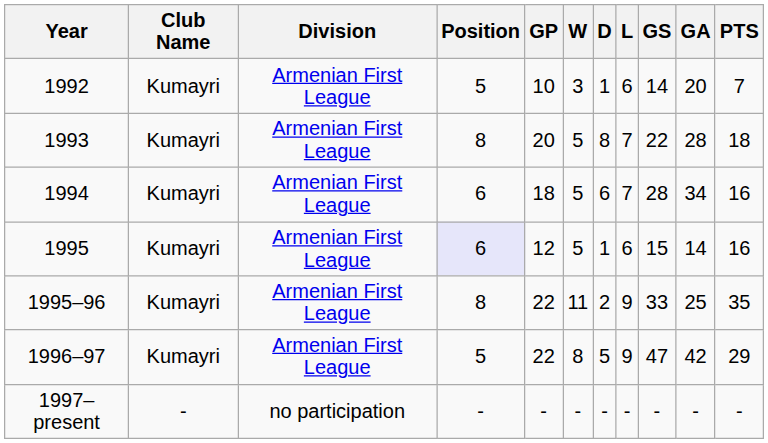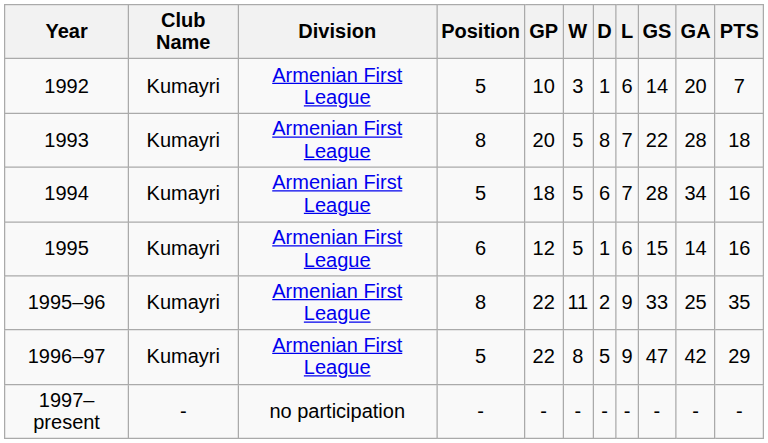(481, 194) 6 -> (481, 194) 5
(481, 248) lavender background -> (481, 248) no background
